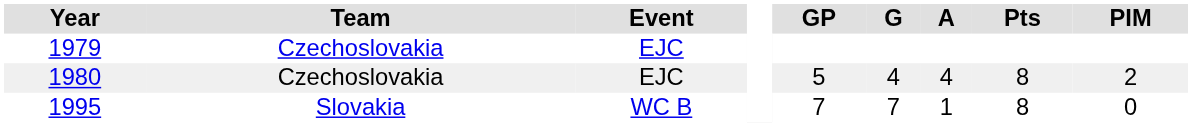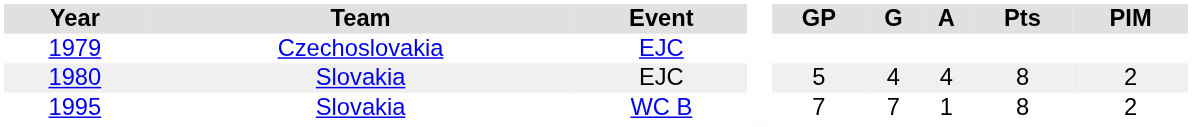(361, 77) Czechoslovakia -> (361, 77) Slovakia
(1131, 107) 0 -> (1131, 107) 2
